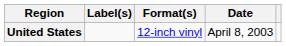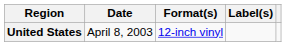columns swapped: (240, 13) <-> (109, 13)
